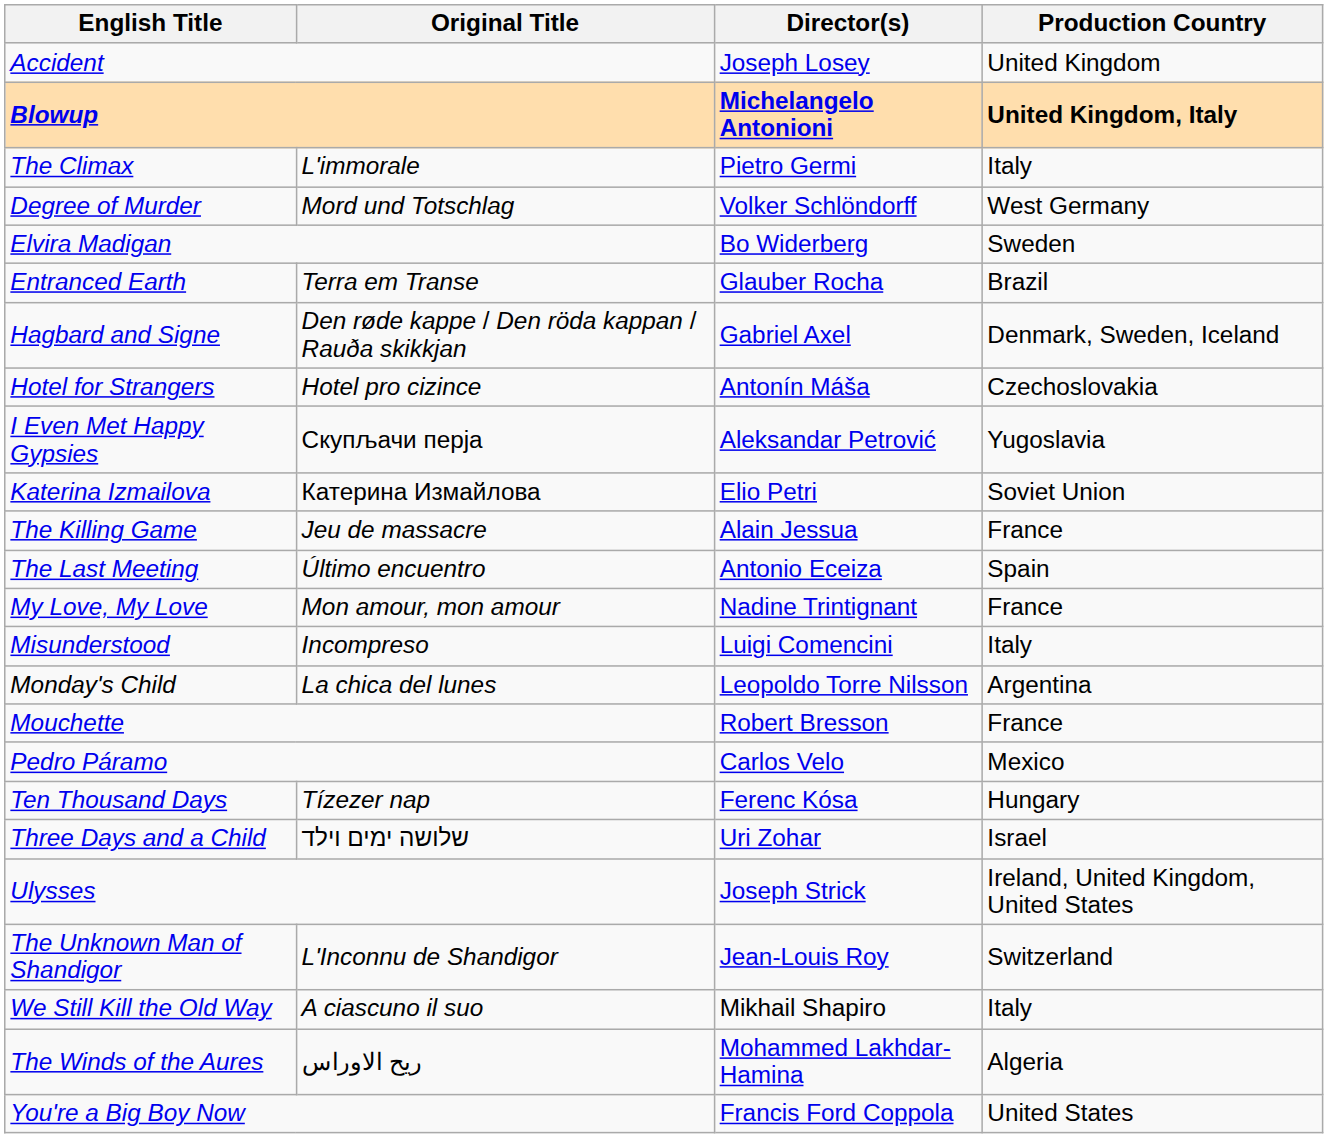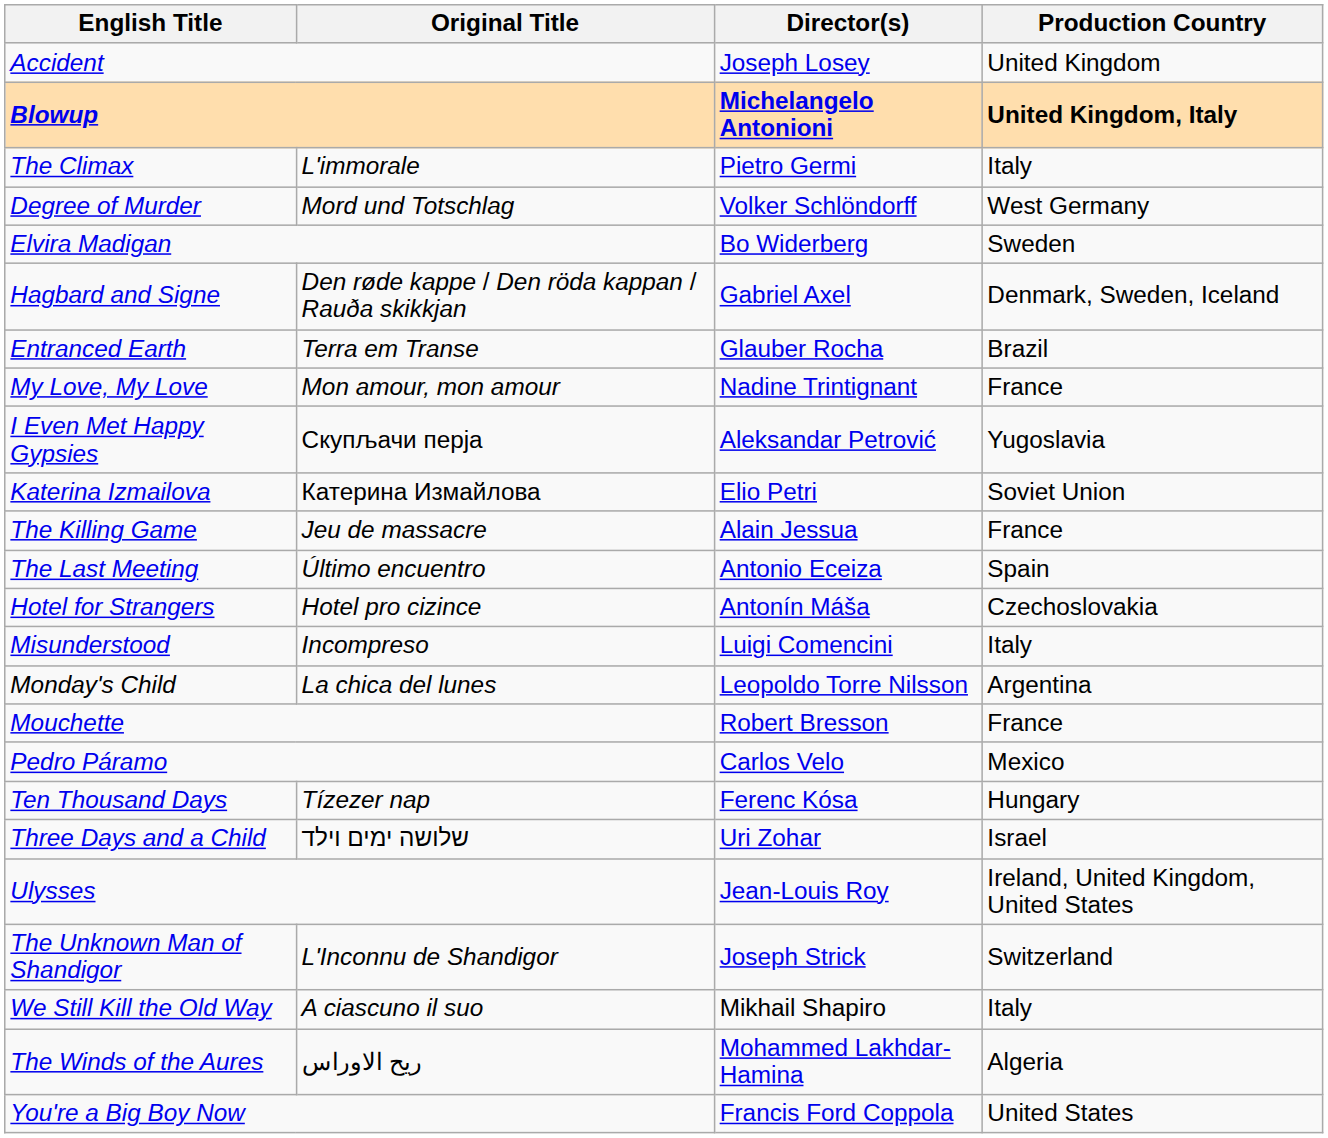rows swapped: (98, 282) <-> (115, 334)
rows swapped: (112, 387) <-> (109, 607)
(793, 890) Joseph Strick -> (804, 890) Jean-Louis Roy
(804, 956) Jean-Louis Roy -> (793, 956) Joseph Strick
